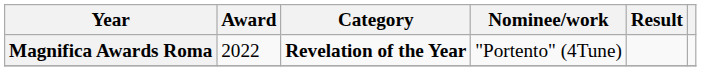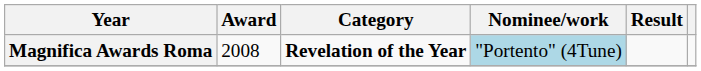(240, 50) 2022 -> (240, 50) 2008
(549, 50) no background -> (549, 50) lightblue background
